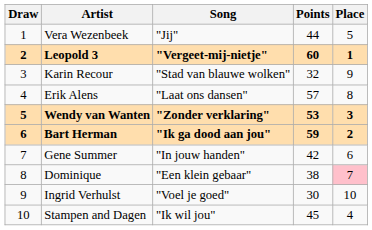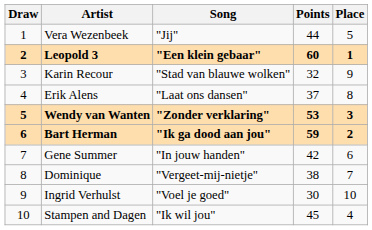(212, 54) "Vergeet-mij-nietje" -> (209, 54) "Een klein gebaar"
(313, 94) 57 -> (313, 94) 37
(204, 174) "Een klein gebaar" -> (207, 174) "Vergeet-mij-nietje"
(350, 174) pink background -> (350, 174) no background
